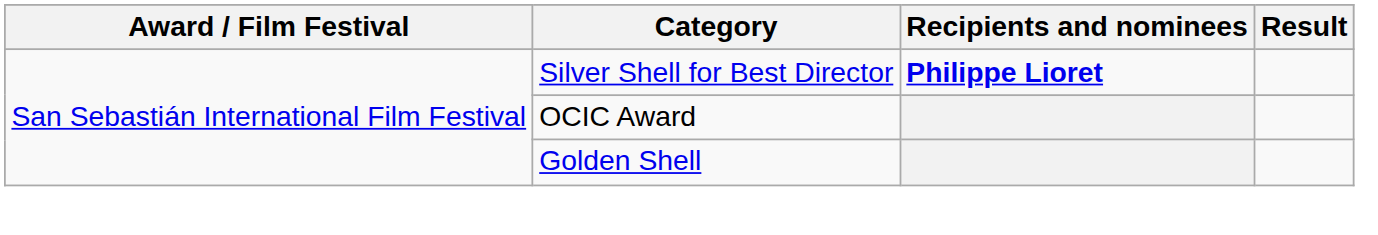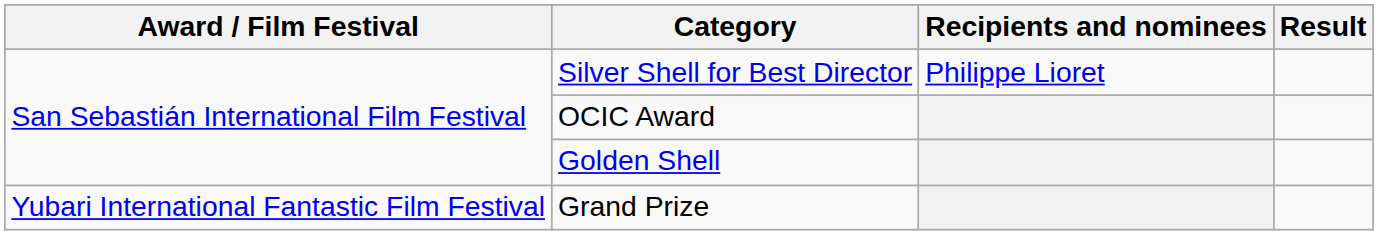(1005, 71) bold -> (1015, 71) normal
+ row: (634, 206)
